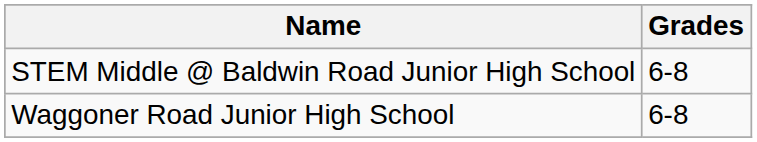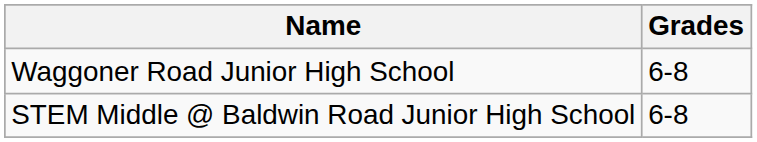rows swapped: (323, 70) <-> (233, 114)
